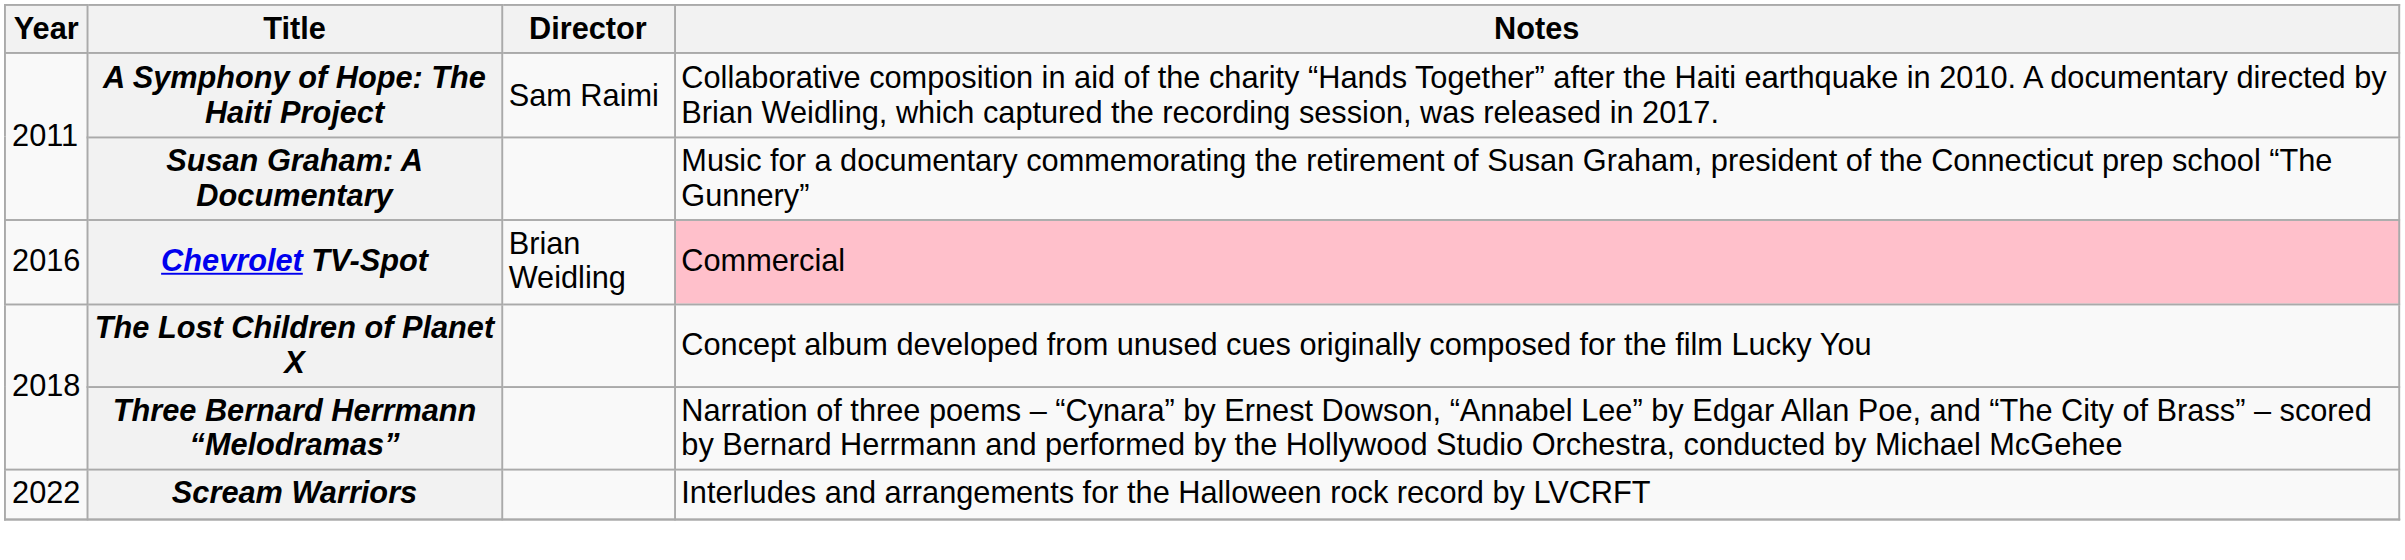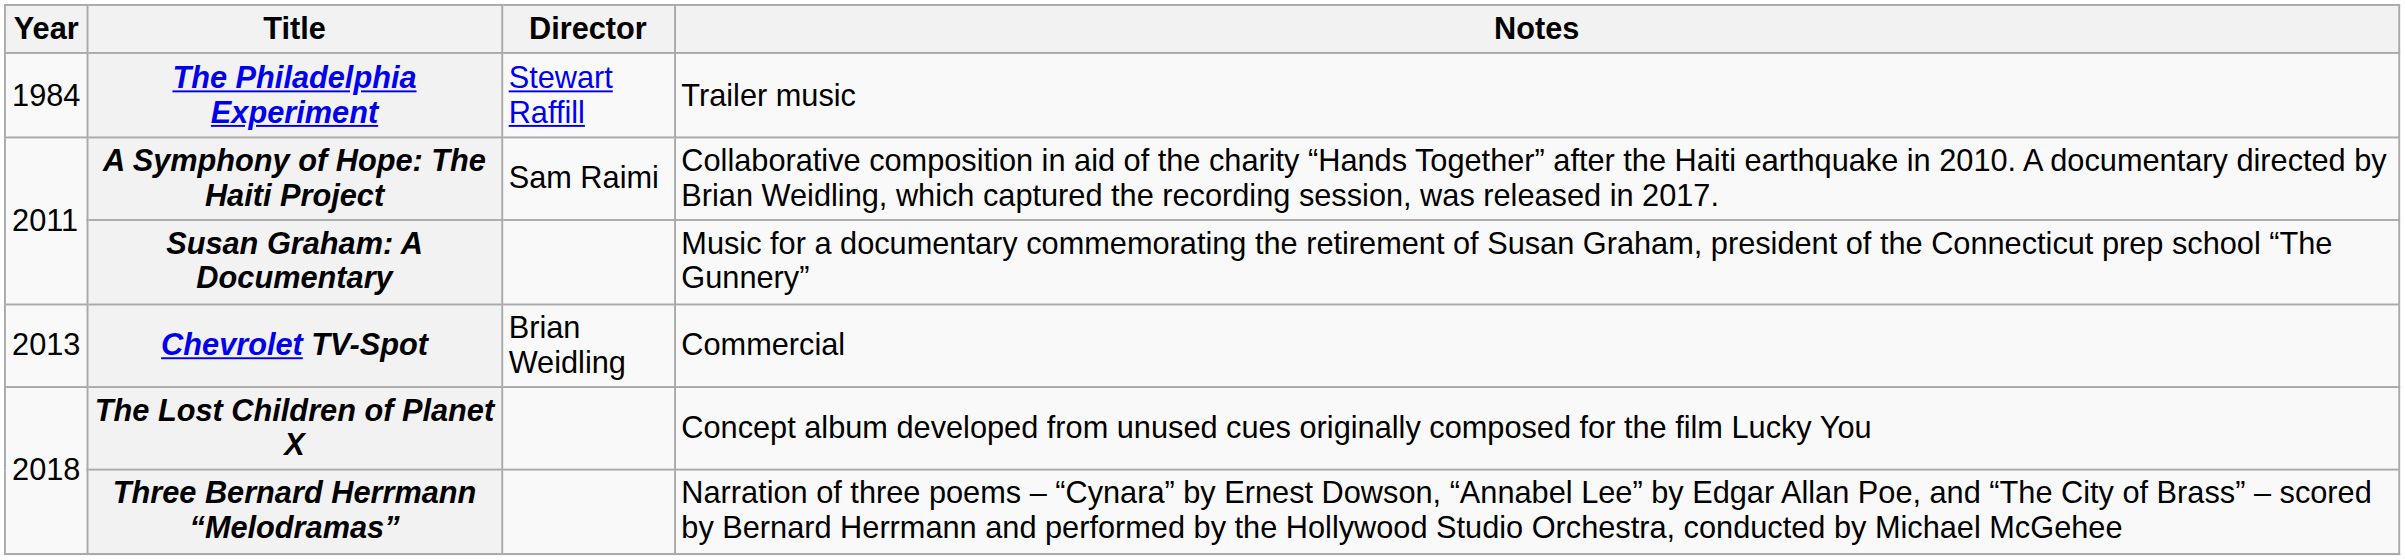+ row: (295, 94)
(46, 261) 2016 -> (46, 344) 2013
(763, 261) pink background -> (763, 344) no background
- row: (295, 493)
